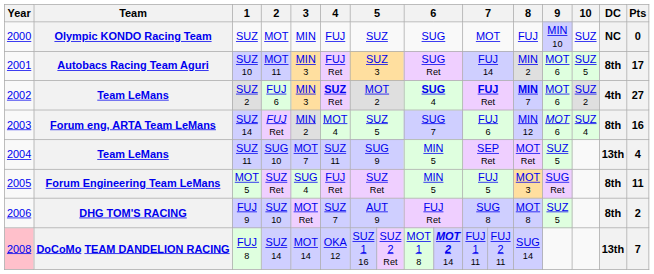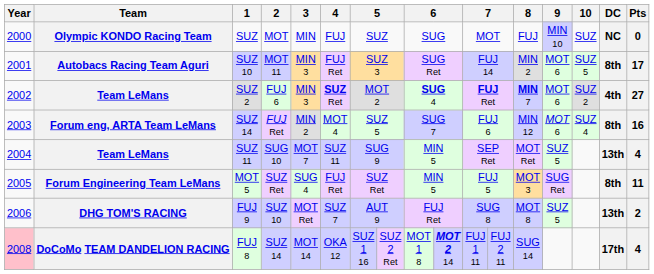(613, 213) 8th -> (613, 213) 13th
(613, 249) 13th -> (613, 249) 17th
(638, 249) 7 -> (638, 249) 4
